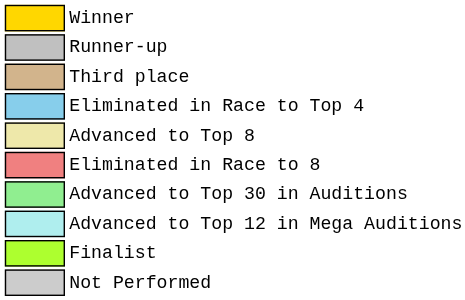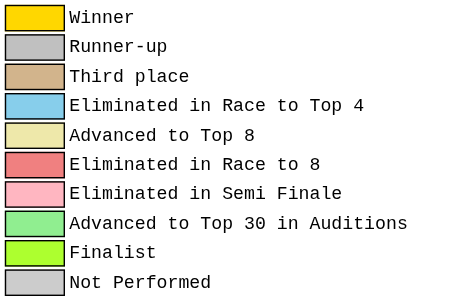+ row: (206, 194)
- row: (266, 224)
